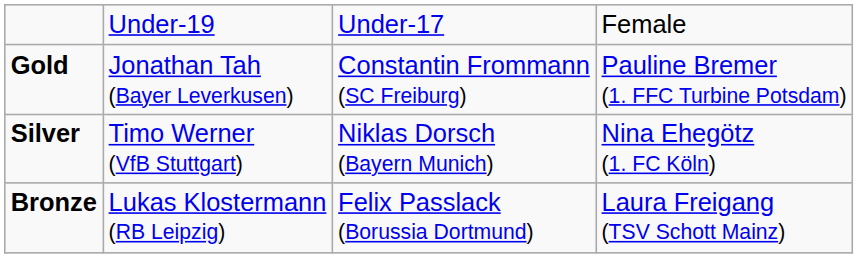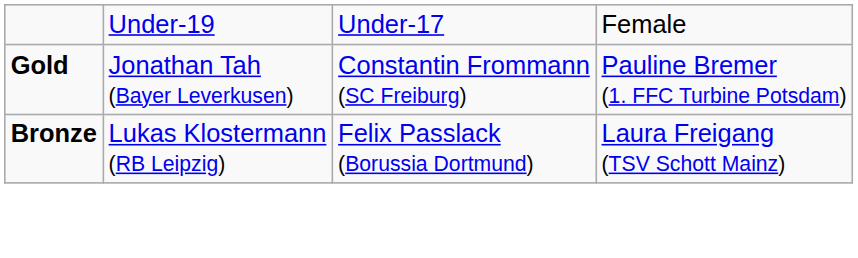- row: (45, 133)
